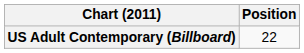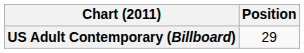(269, 37) 22 -> (269, 37) 29
